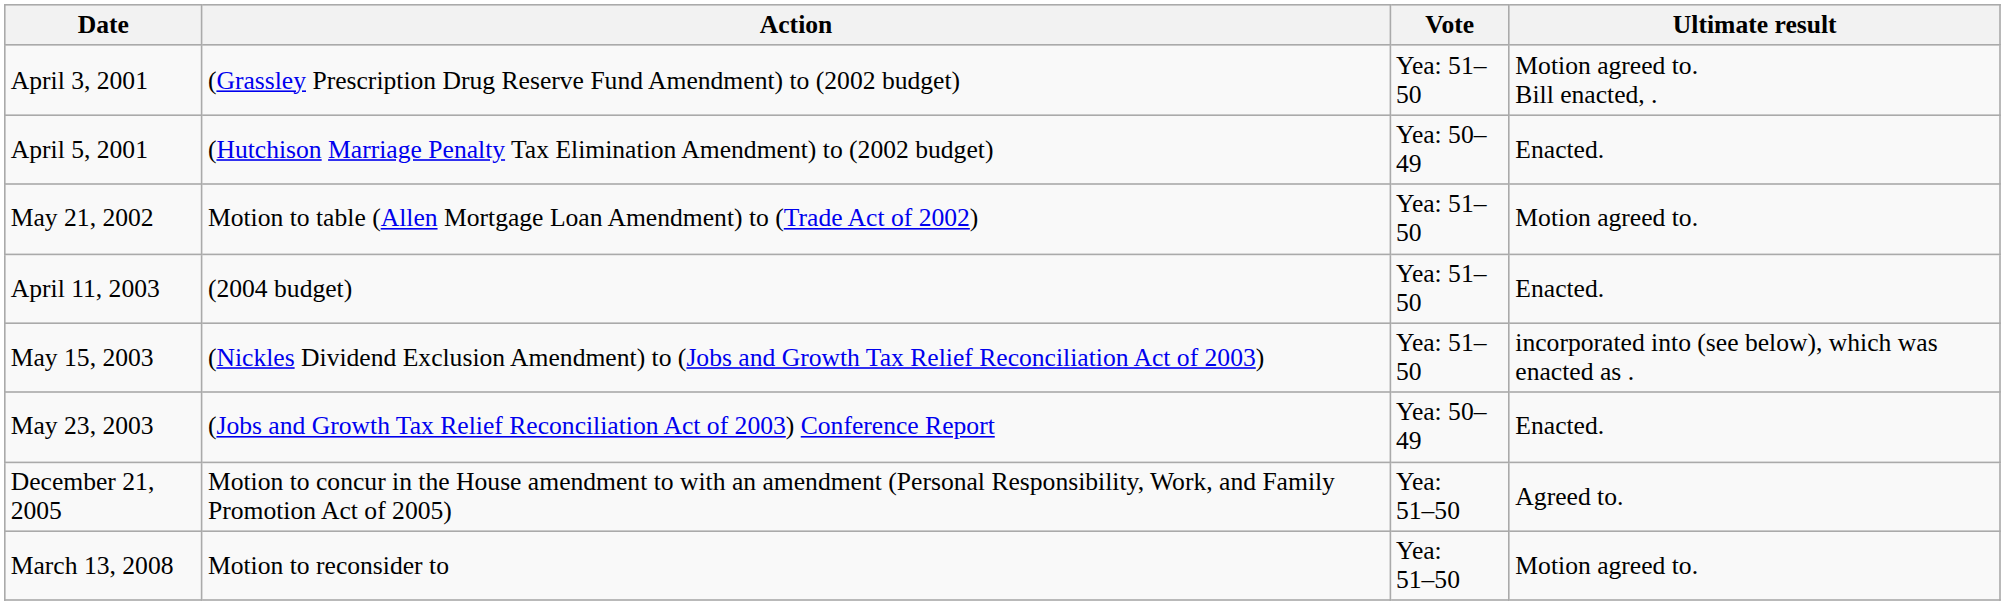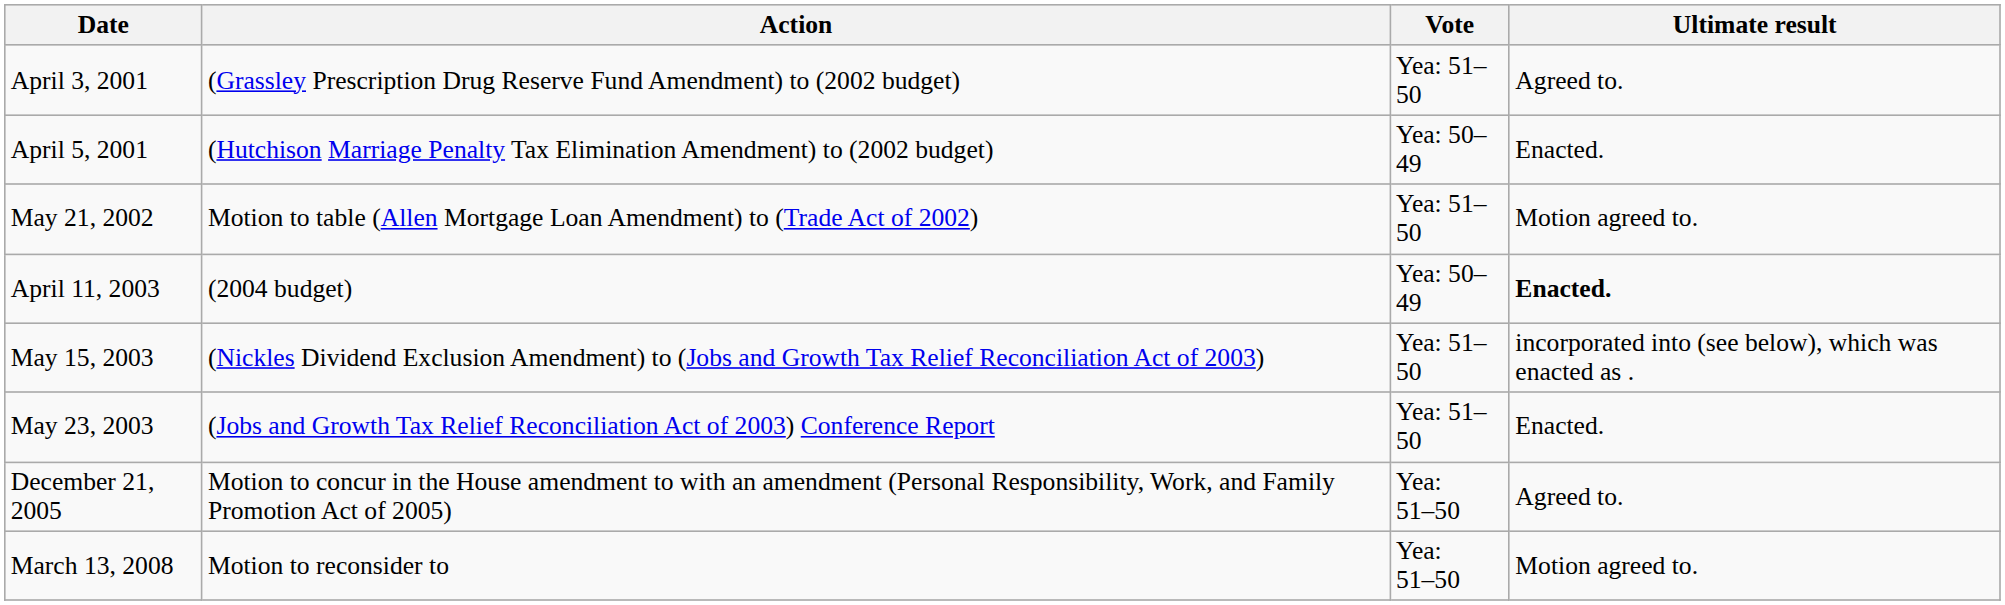(1607, 79) Motion agreed to. Bill enacted, . -> (1569, 79) Agreed to.
(1441, 288) Yea: 51–50 -> (1441, 288) Yea: 50–49
(1560, 288) normal -> (1563, 288) bold
(1441, 426) Yea: 50–49 -> (1441, 426) Yea: 51–50
